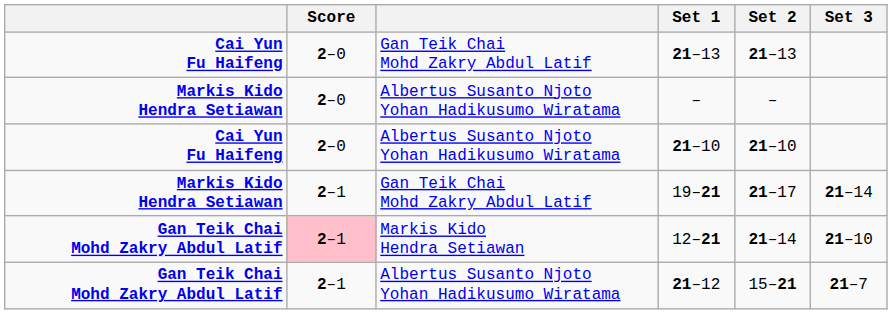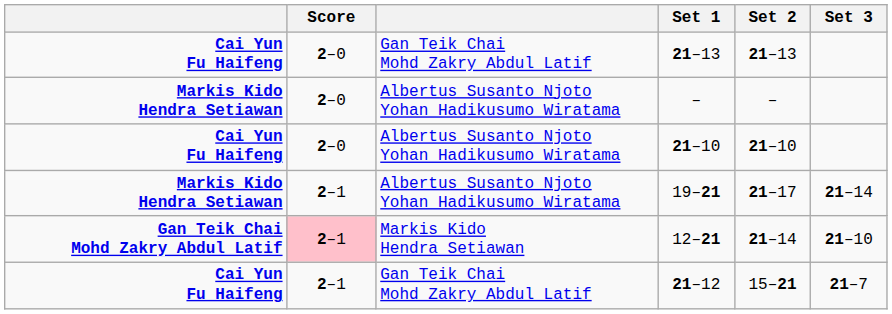(486, 193) Gan Teik Chai Mohd Zakry Abdul Latif -> (500, 193) Albertus Susanto Njoto Yohan Hadikusumo Wiratama
(177, 285) Gan Teik Chai Mohd Zakry Abdul Latif -> (235, 285) Cai Yun Fu Haifeng
(500, 285) Albertus Susanto Njoto Yohan Hadikusumo Wiratama -> (486, 285) Gan Teik Chai Mohd Zakry Abdul Latif
